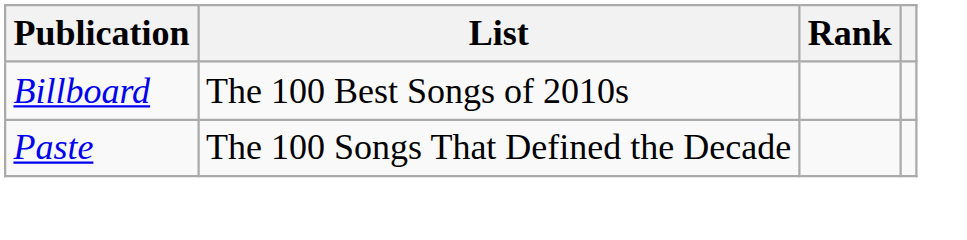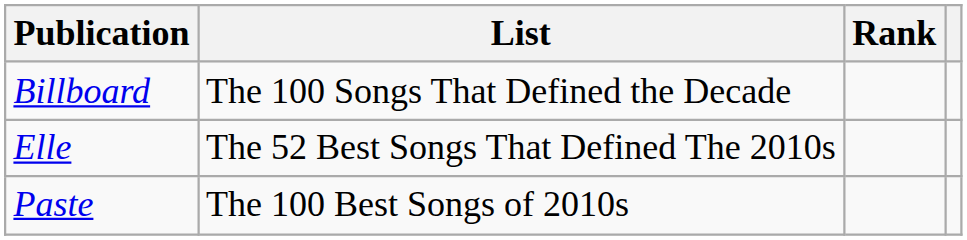(418, 90) The 100 Best Songs of 2010s -> (499, 90) The 100 Songs That Defined the Decade
+ row: (42, 147)
(499, 147) The 100 Songs That Defined the Decade -> (418, 204) The 100 Best Songs of 2010s
